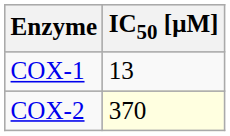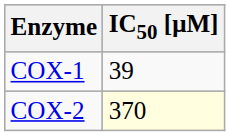(121, 70) 13 -> (121, 70) 39
